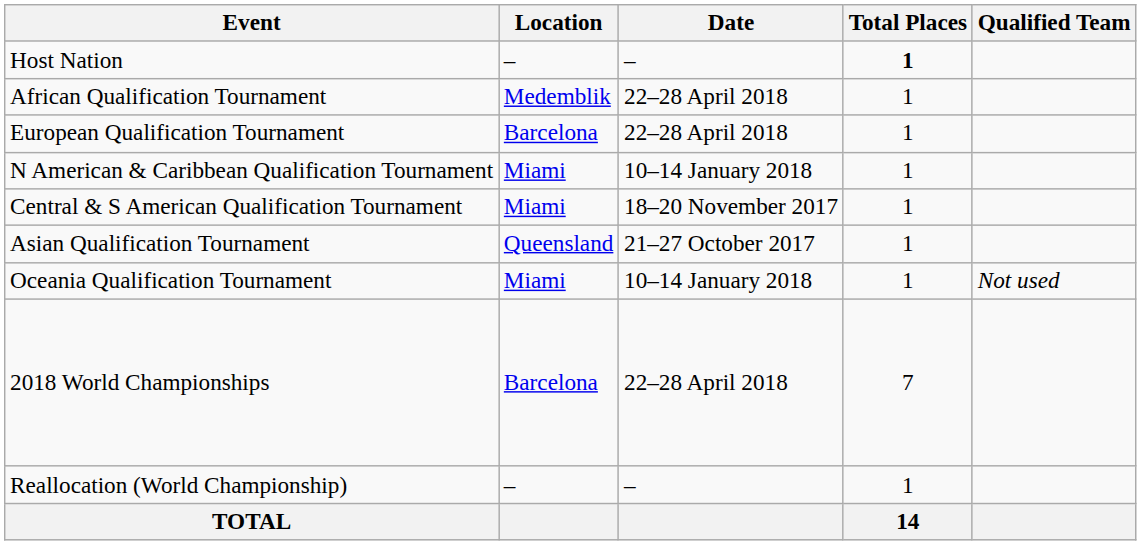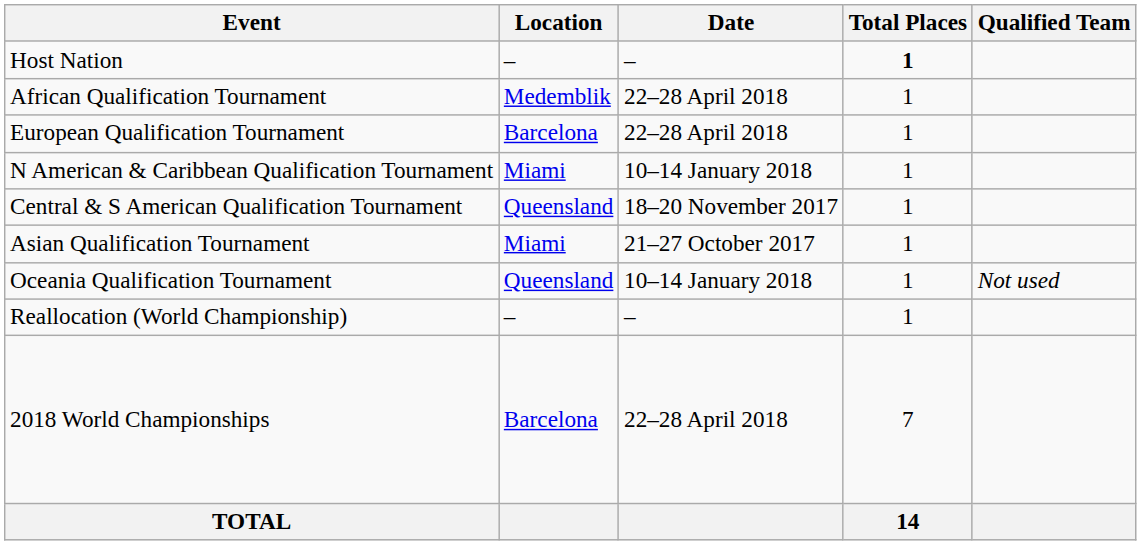(535, 206) Miami -> (559, 206) Queensland
(559, 243) Queensland -> (535, 243) Miami
(535, 280) Miami -> (559, 280) Queensland
rows swapped: (140, 382) <-> (179, 484)
